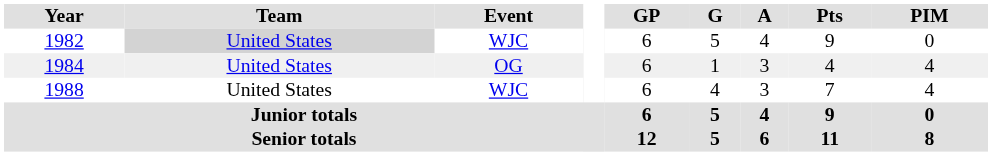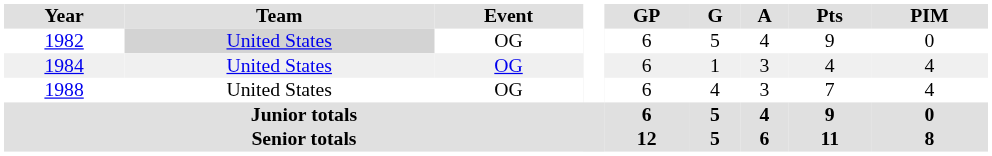(509, 40) WJC -> (509, 40) OG
(509, 89) WJC -> (509, 89) OG
